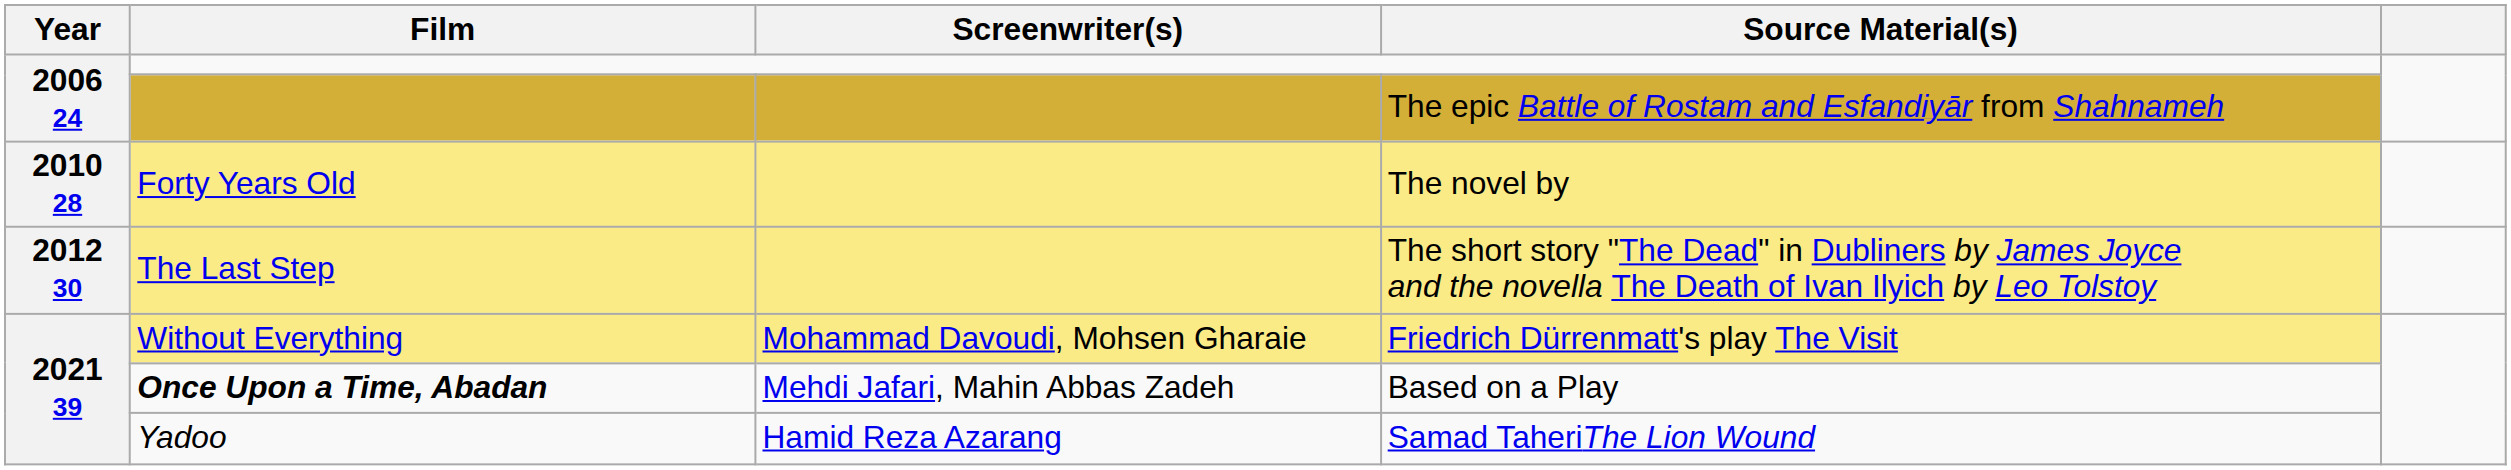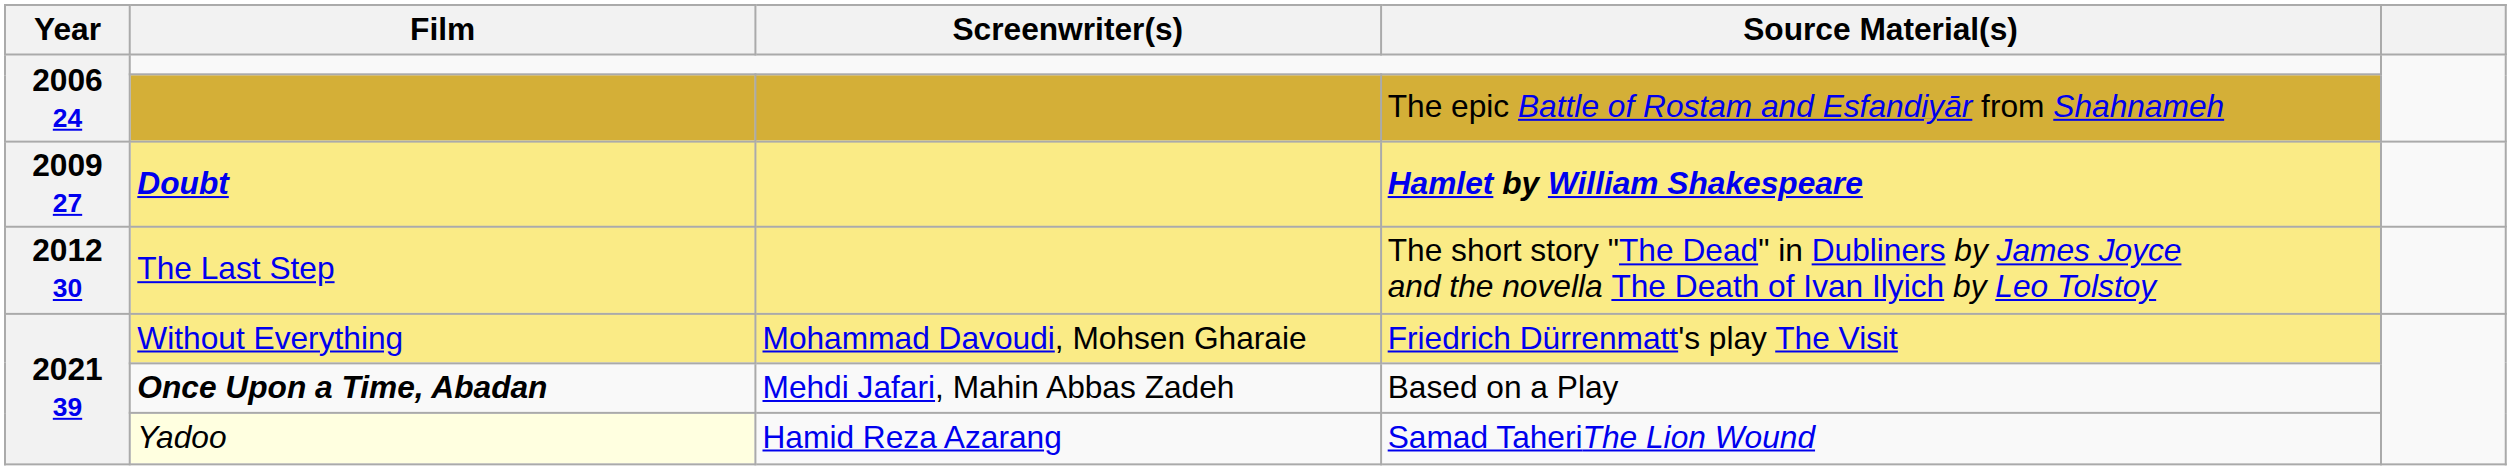+ row: (1625, 183)
- row: (1478, 183)
(182, 437) no background -> (182, 437) lightyellow background
